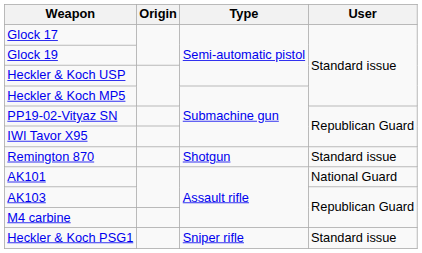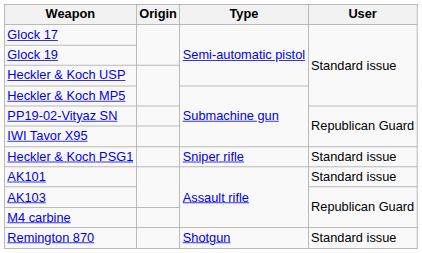rows swapped: (51, 156) <-> (70, 237)
(354, 177) National Guard -> (354, 177) Standard issue
